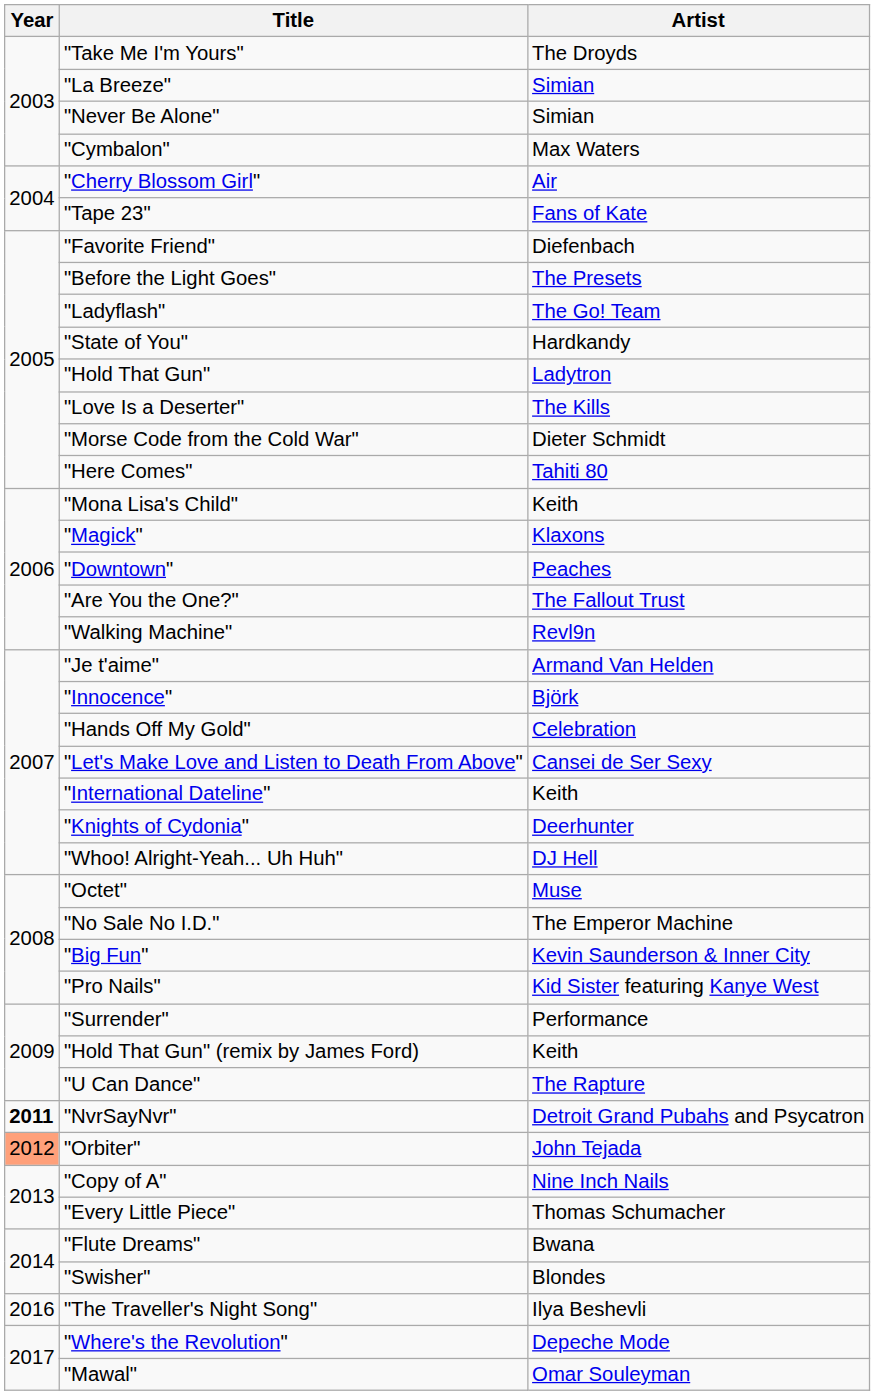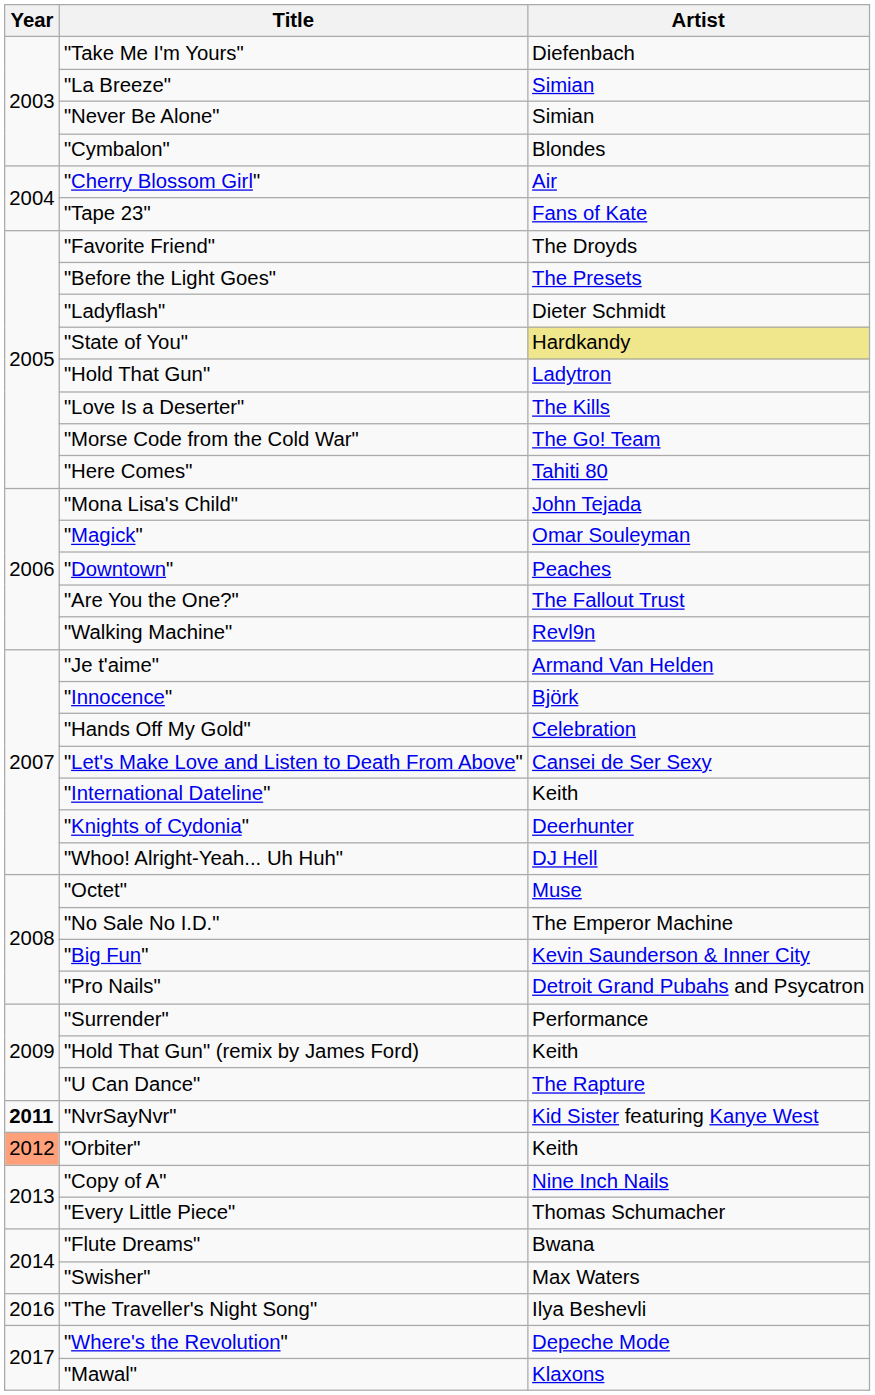(585, 52) The Droyds -> (584, 52) Diefenbach
(586, 149) Max Waters -> (569, 149) Blondes
(584, 246) Diefenbach -> (585, 246) The Droyds
(596, 310) The Go! Team -> (599, 310) Dieter Schmidt
(581, 342) no background -> (581, 342) khaki background
(599, 439) Dieter Schmidt -> (596, 439) The Go! Team
(555, 504) Keith -> (587, 504) John Tejada
(568, 536) Klaxons -> (611, 536) Omar Souleyman
(675, 987) Kid Sister featuring Kanye West -> (698, 987) Detroit Grand Pubahs and Psycatron
(698, 1116) Detroit Grand Pubahs and Psycatron -> (675, 1116) Kid Sister featuring Kanye West
(587, 1148) John Tejada -> (555, 1148) Keith
(569, 1277) Blondes -> (586, 1277) Max Waters
(611, 1374) Omar Souleyman -> (568, 1374) Klaxons
